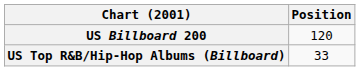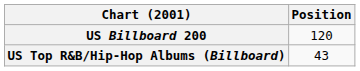(321, 55) 33 -> (321, 55) 43
